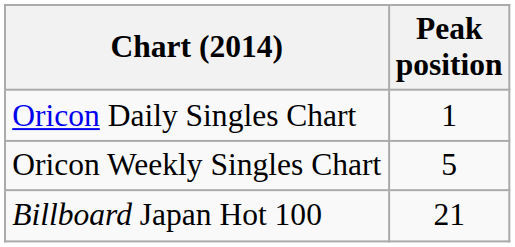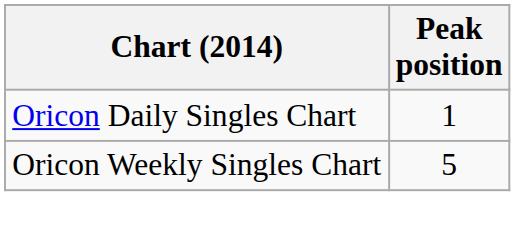- row: (167, 214)
